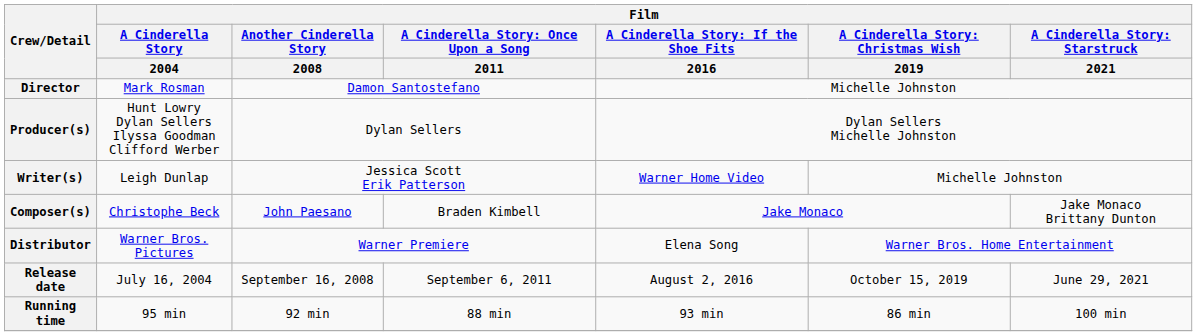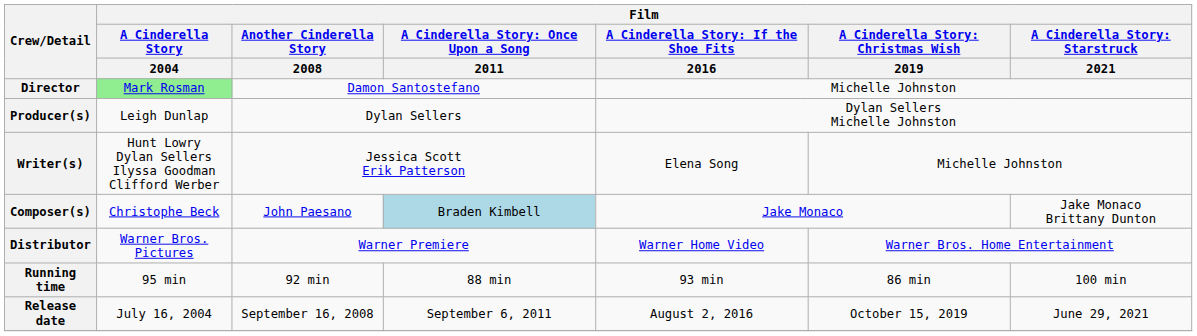(164, 88) no background -> (164, 88) lightgreen background
(164, 129) Hunt Lowry Dylan Sellers Ilyssa Goodman Clifford Werber -> (164, 115) Leigh Dunlap
(164, 177) Leigh Dunlap -> (164, 163) Hunt Lowry Dylan Sellers Ilyssa Goodman Clifford Werber
(702, 177) Warner Home Video -> (702, 163) Elena Song
(489, 211) no background -> (489, 211) lightblue background
(702, 245) Elena Song -> (702, 245) Warner Home Video
rows swapped: (50, 280) <-> (50, 314)
